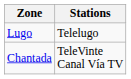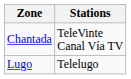rows swapped: (29, 58) <-> (20, 32)
